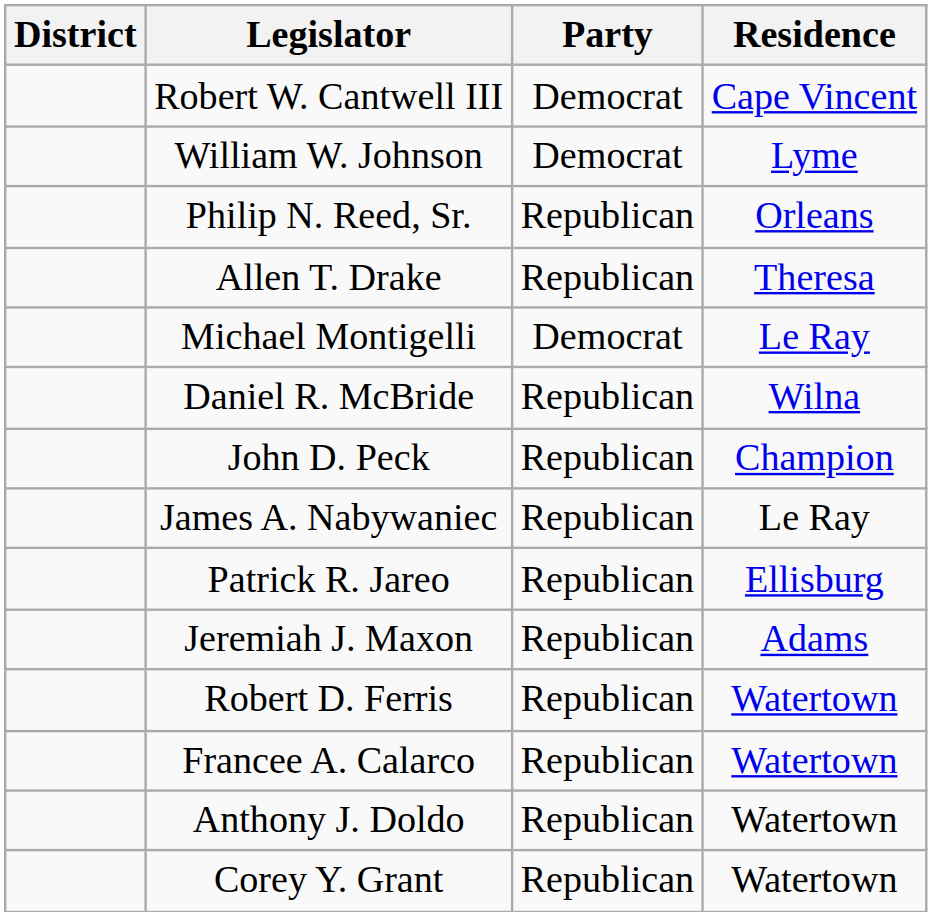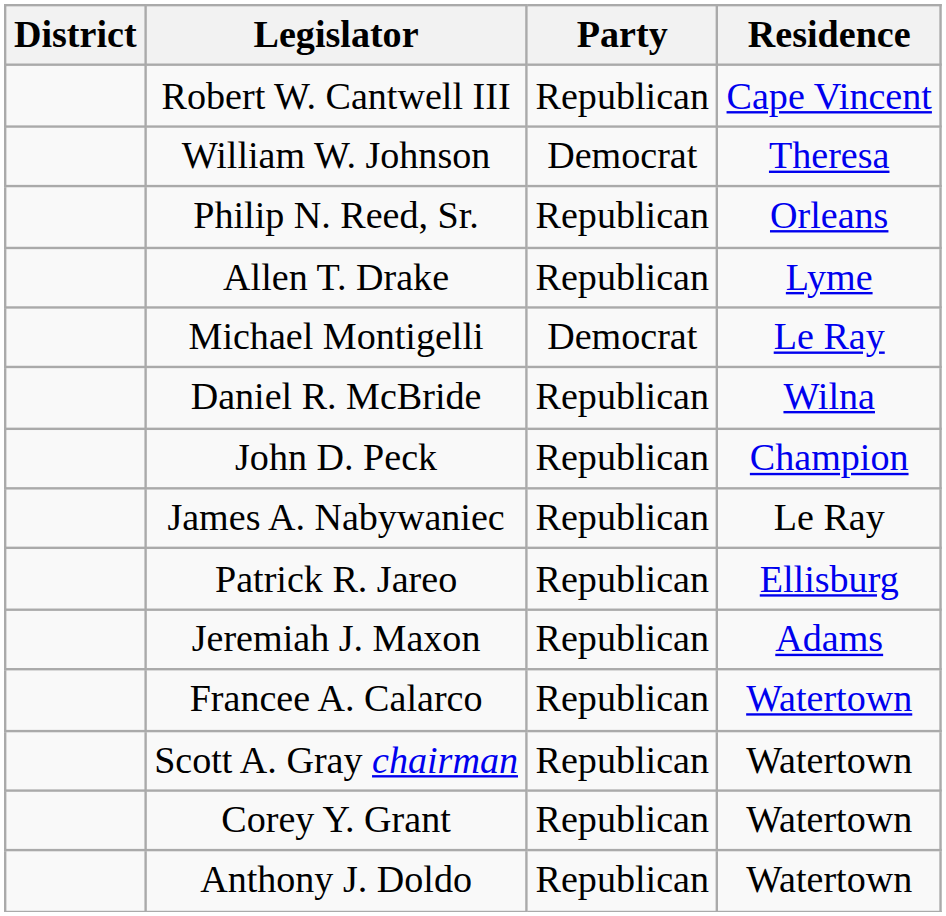(607, 95) Democrat -> (622, 95) Republican
(814, 155) Lyme -> (829, 155) Theresa
(814, 276) Theresa -> (829, 276) Lyme
- row: (329, 699)
+ row: (336, 759)
rows swapped: (329, 880) <-> (329, 819)
